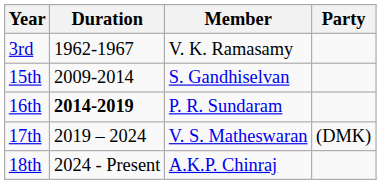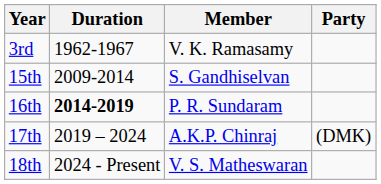(238, 135) V. S. Matheswaran -> (223, 135) A.K.P. Chinraj
(223, 164) A.K.P. Chinraj -> (238, 164) V. S. Matheswaran
